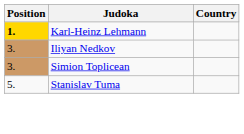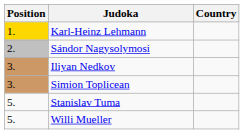(11, 31) bold -> (11, 31) normal
+ row: (100, 48)
+ row: (81, 119)
